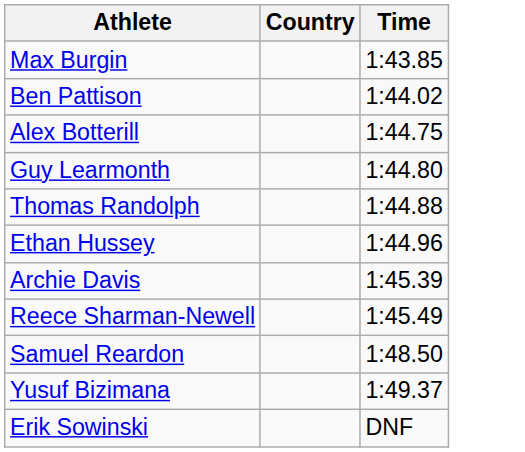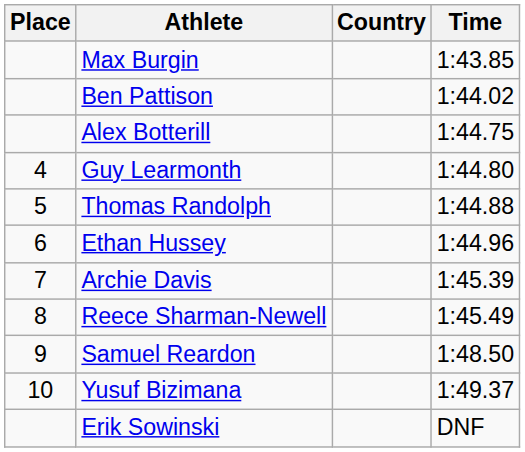+ column: (40, 22)
